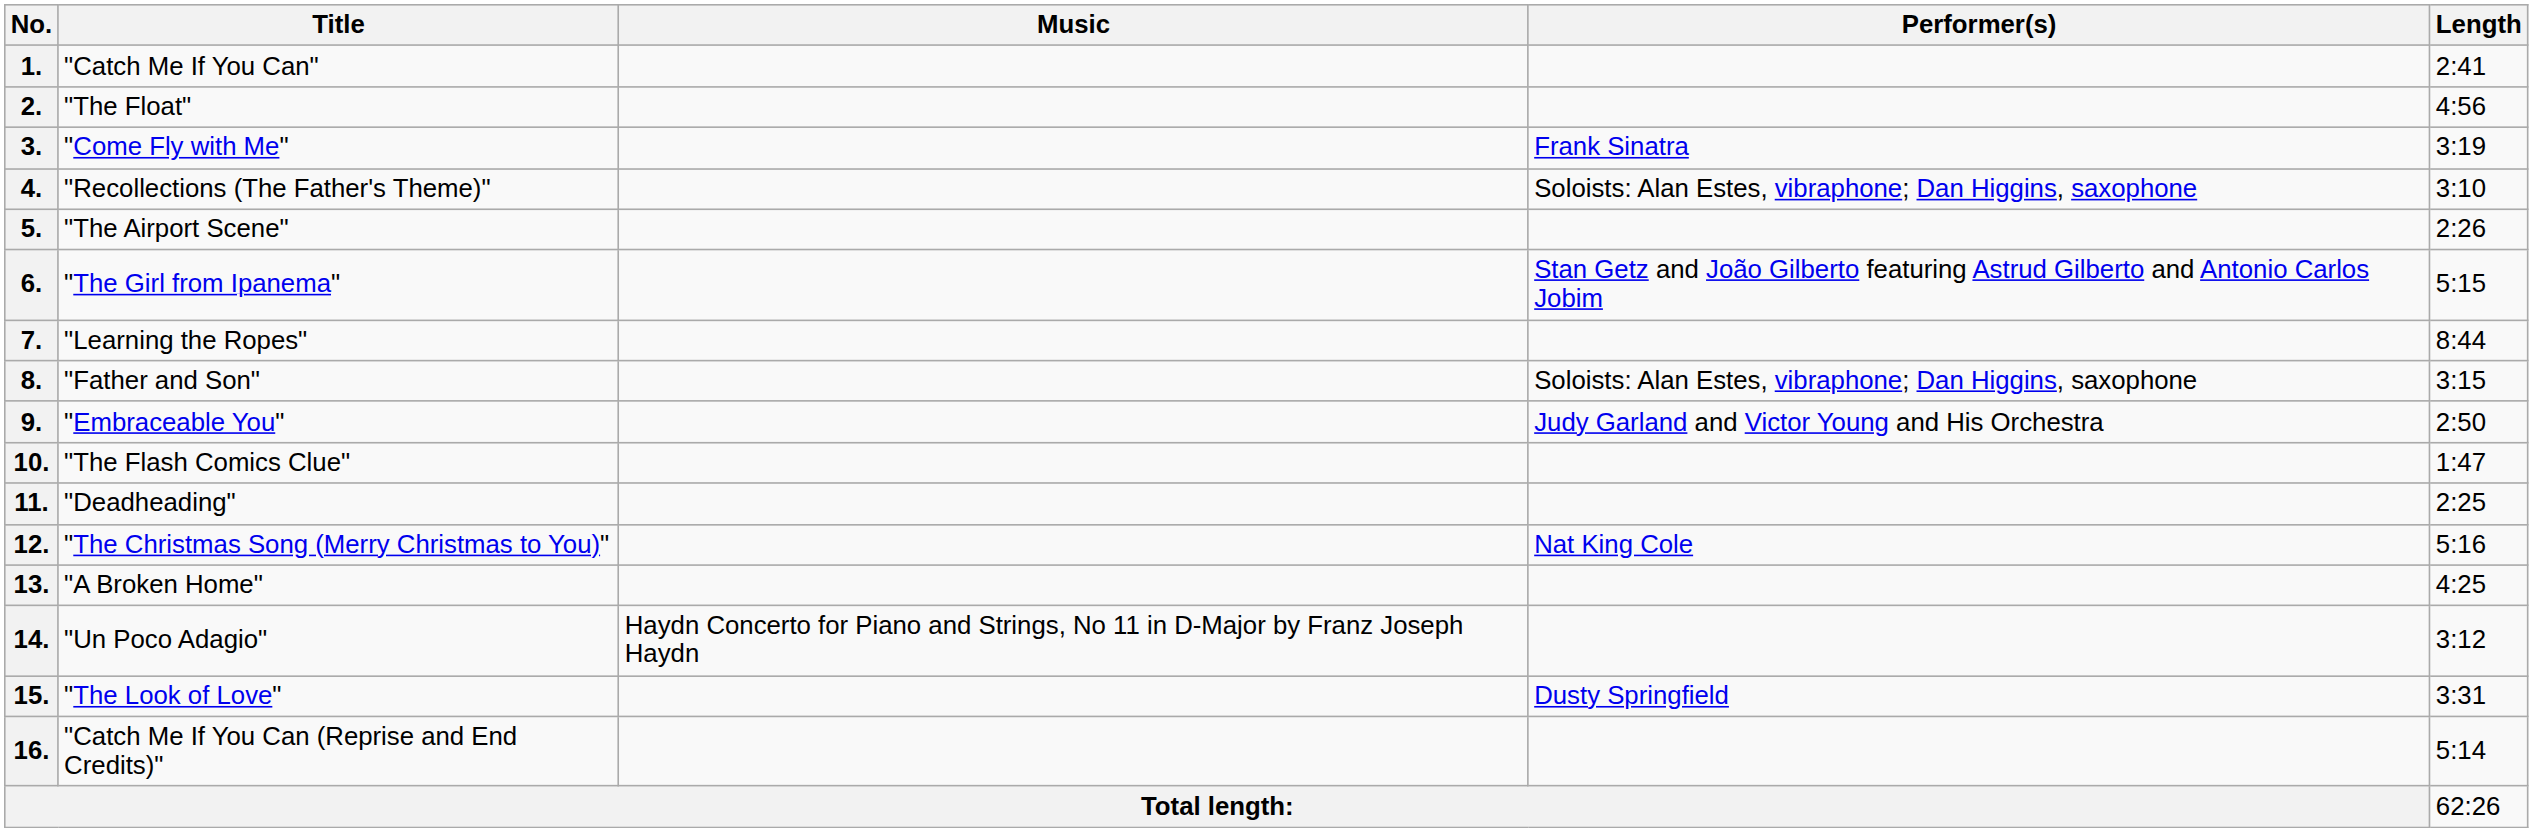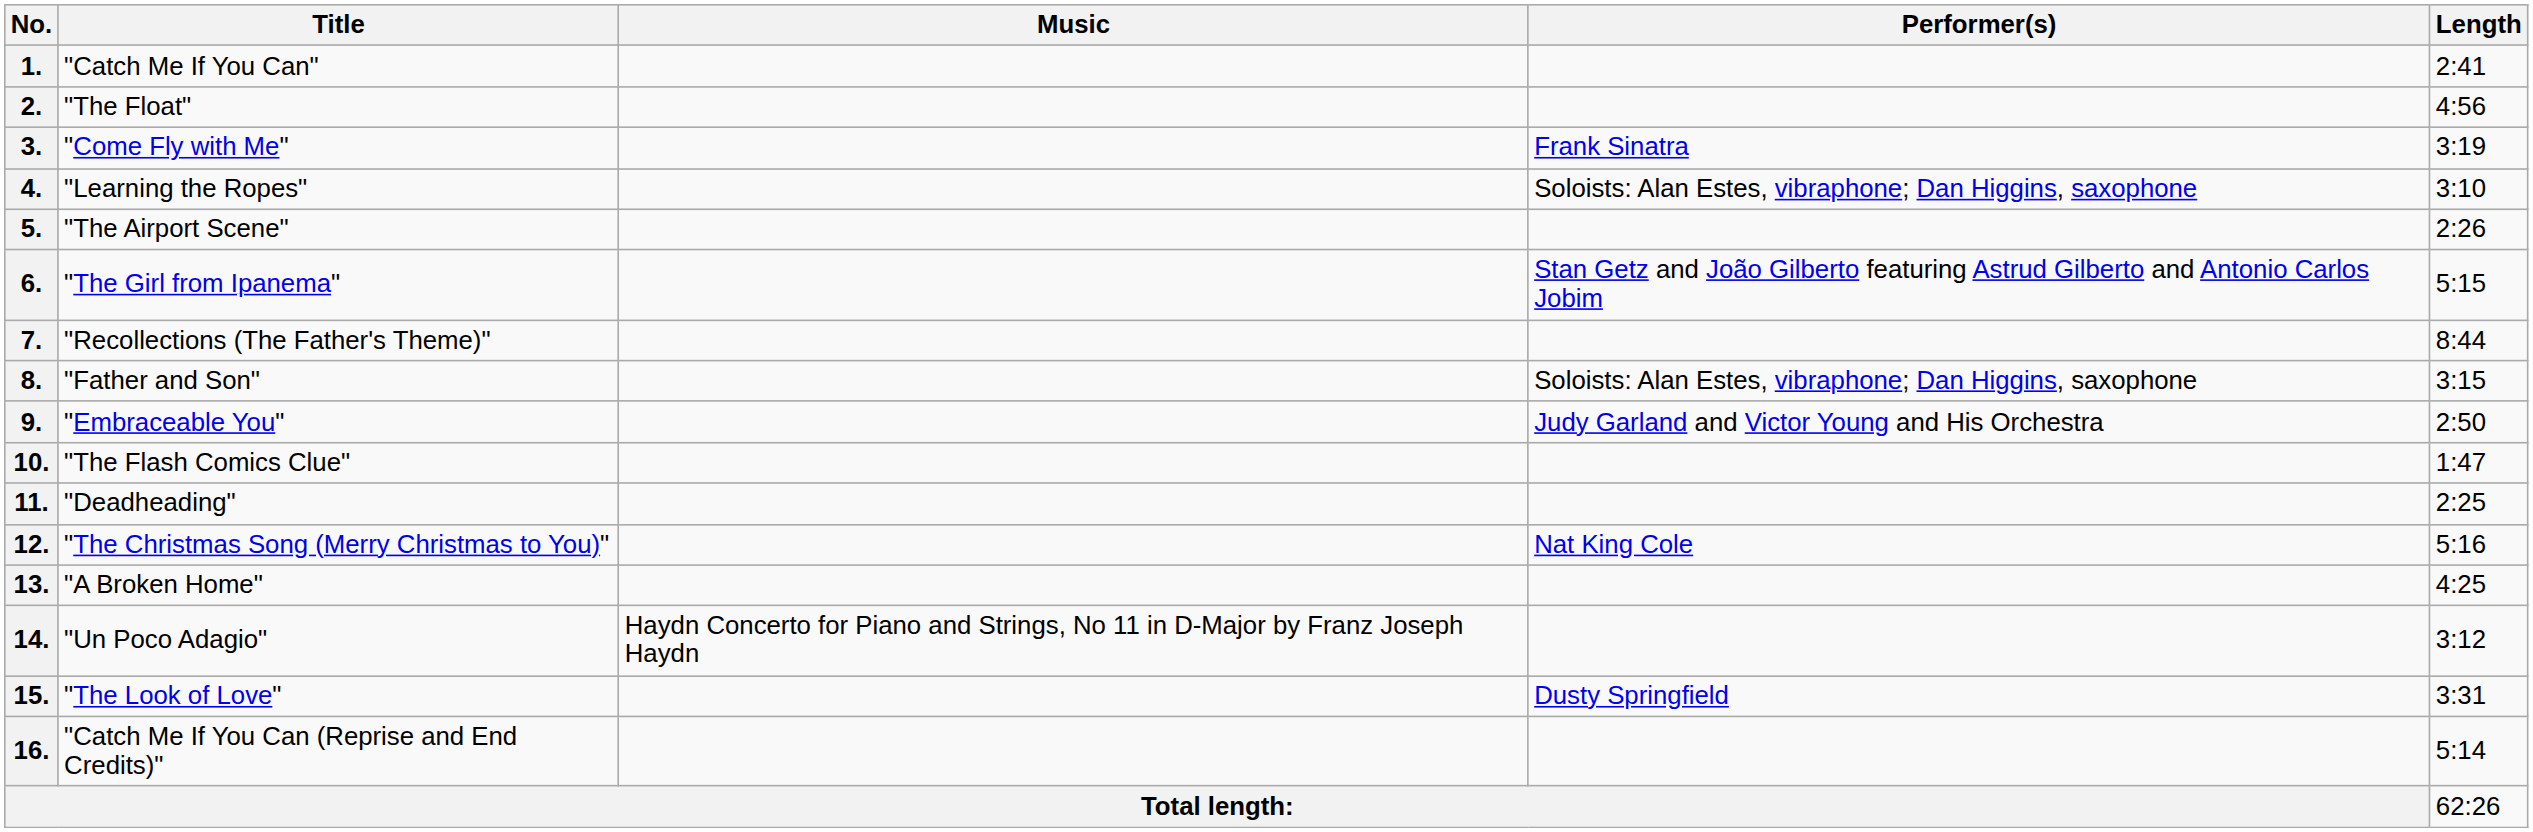(277, 188) "Recollections (The Father's Theme)" -> (186, 188) "Learning the Ropes"
(186, 339) "Learning the Ropes" -> (277, 339) "Recollections (The Father's Theme)"
